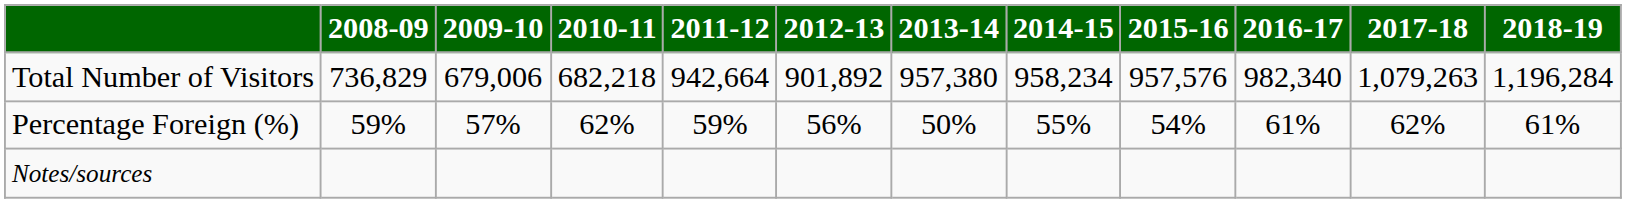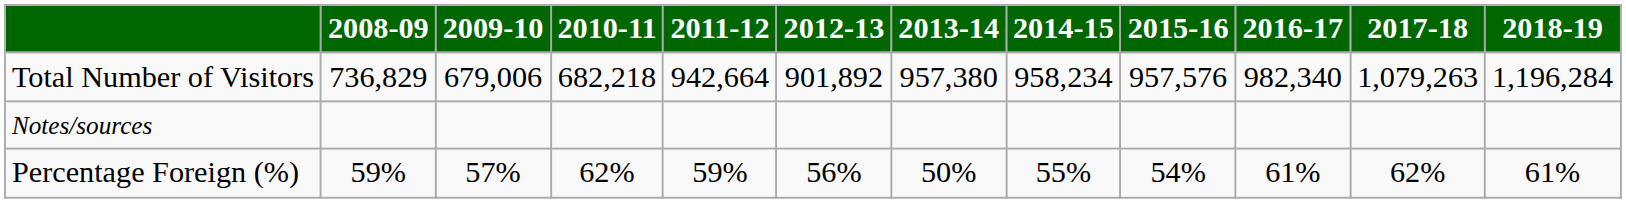rows swapped: (155, 124) <-> (82, 174)
